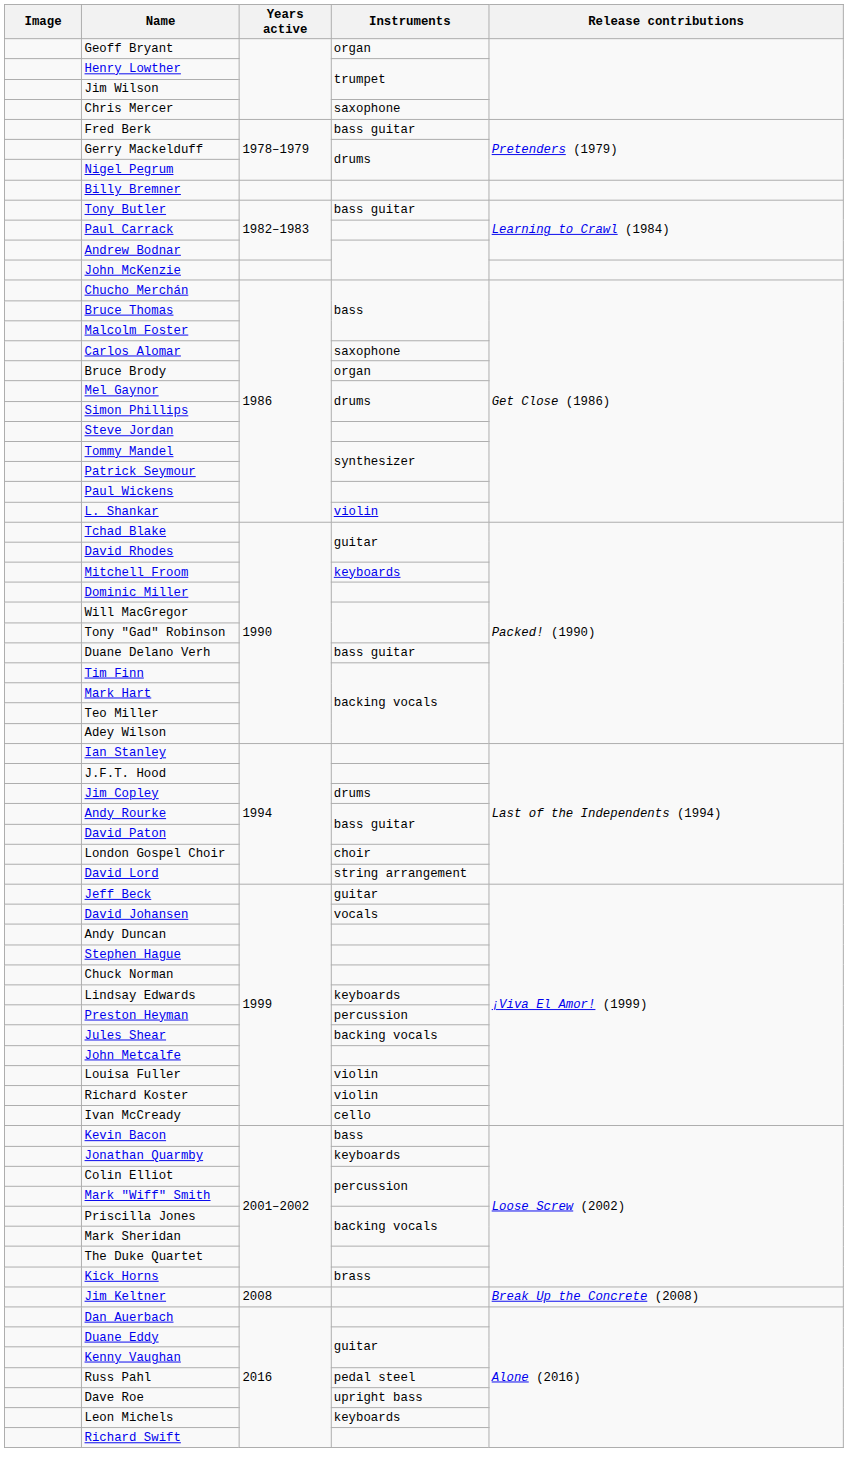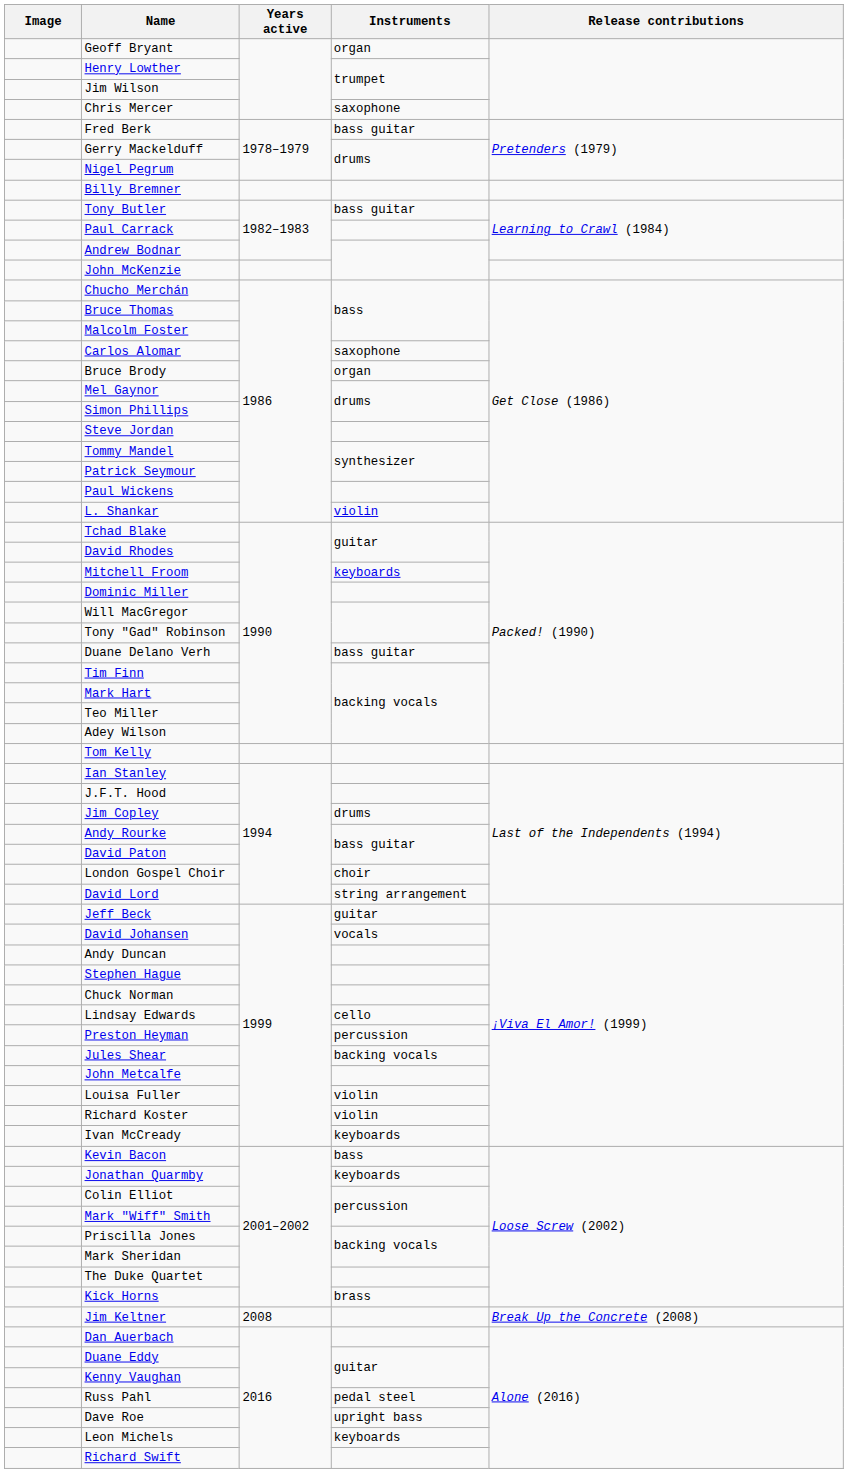+ row: (118, 753)
(367, 995) keyboards -> (352, 1015) cello
(352, 1116) cello -> (367, 1136) keyboards
